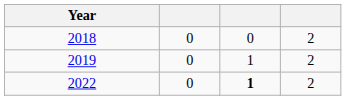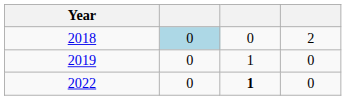(190, 38) no background -> (190, 38) lightblue background
(311, 60) 2 -> (311, 60) 0
(311, 83) 2 -> (311, 83) 0
